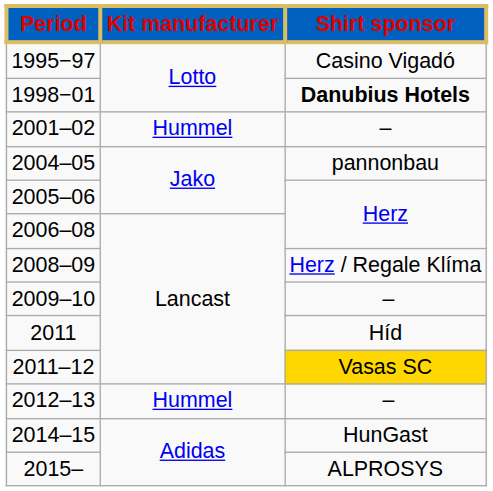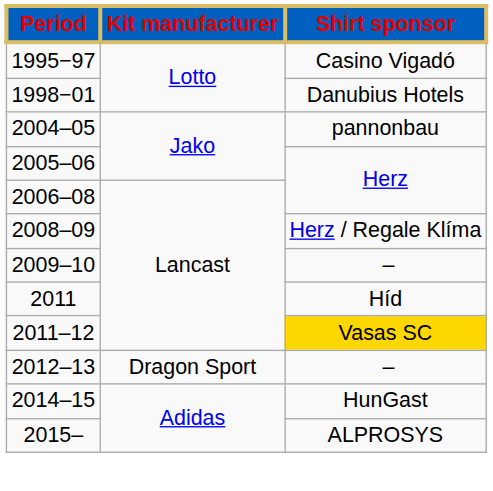(385, 94) bold -> (385, 94) normal
- row: (53, 128)
(192, 400) Hummel -> (192, 366) Dragon Sport
